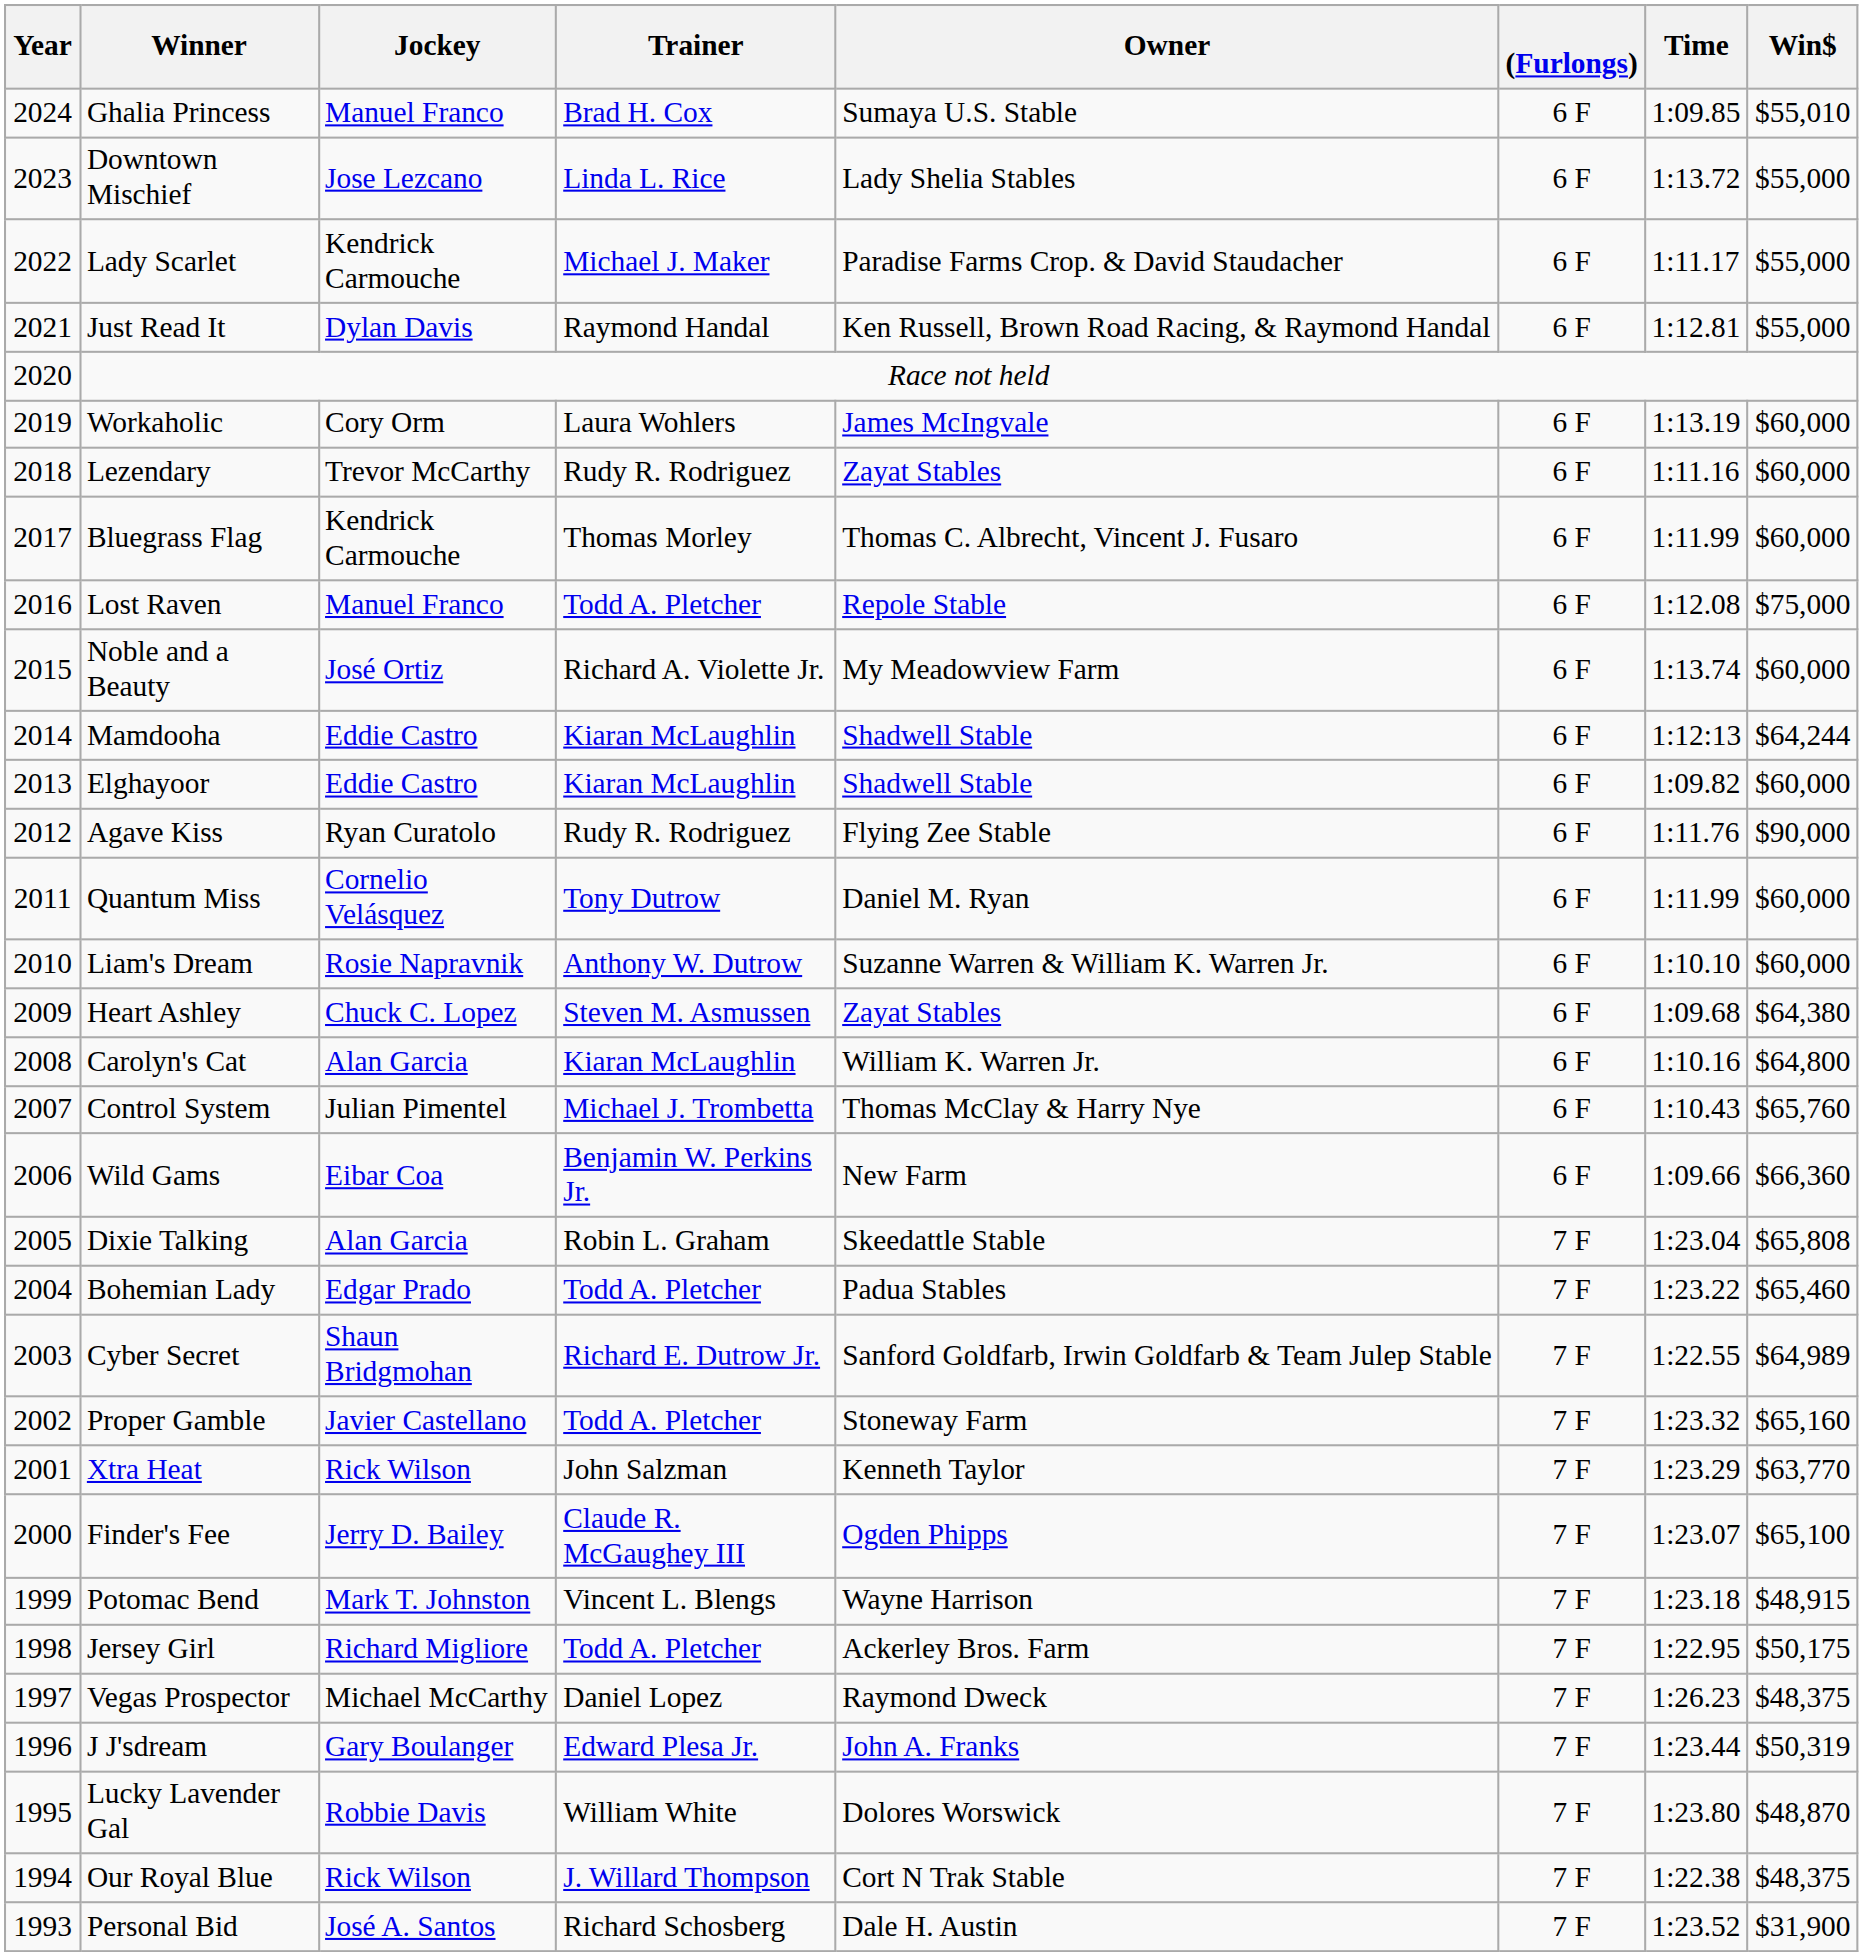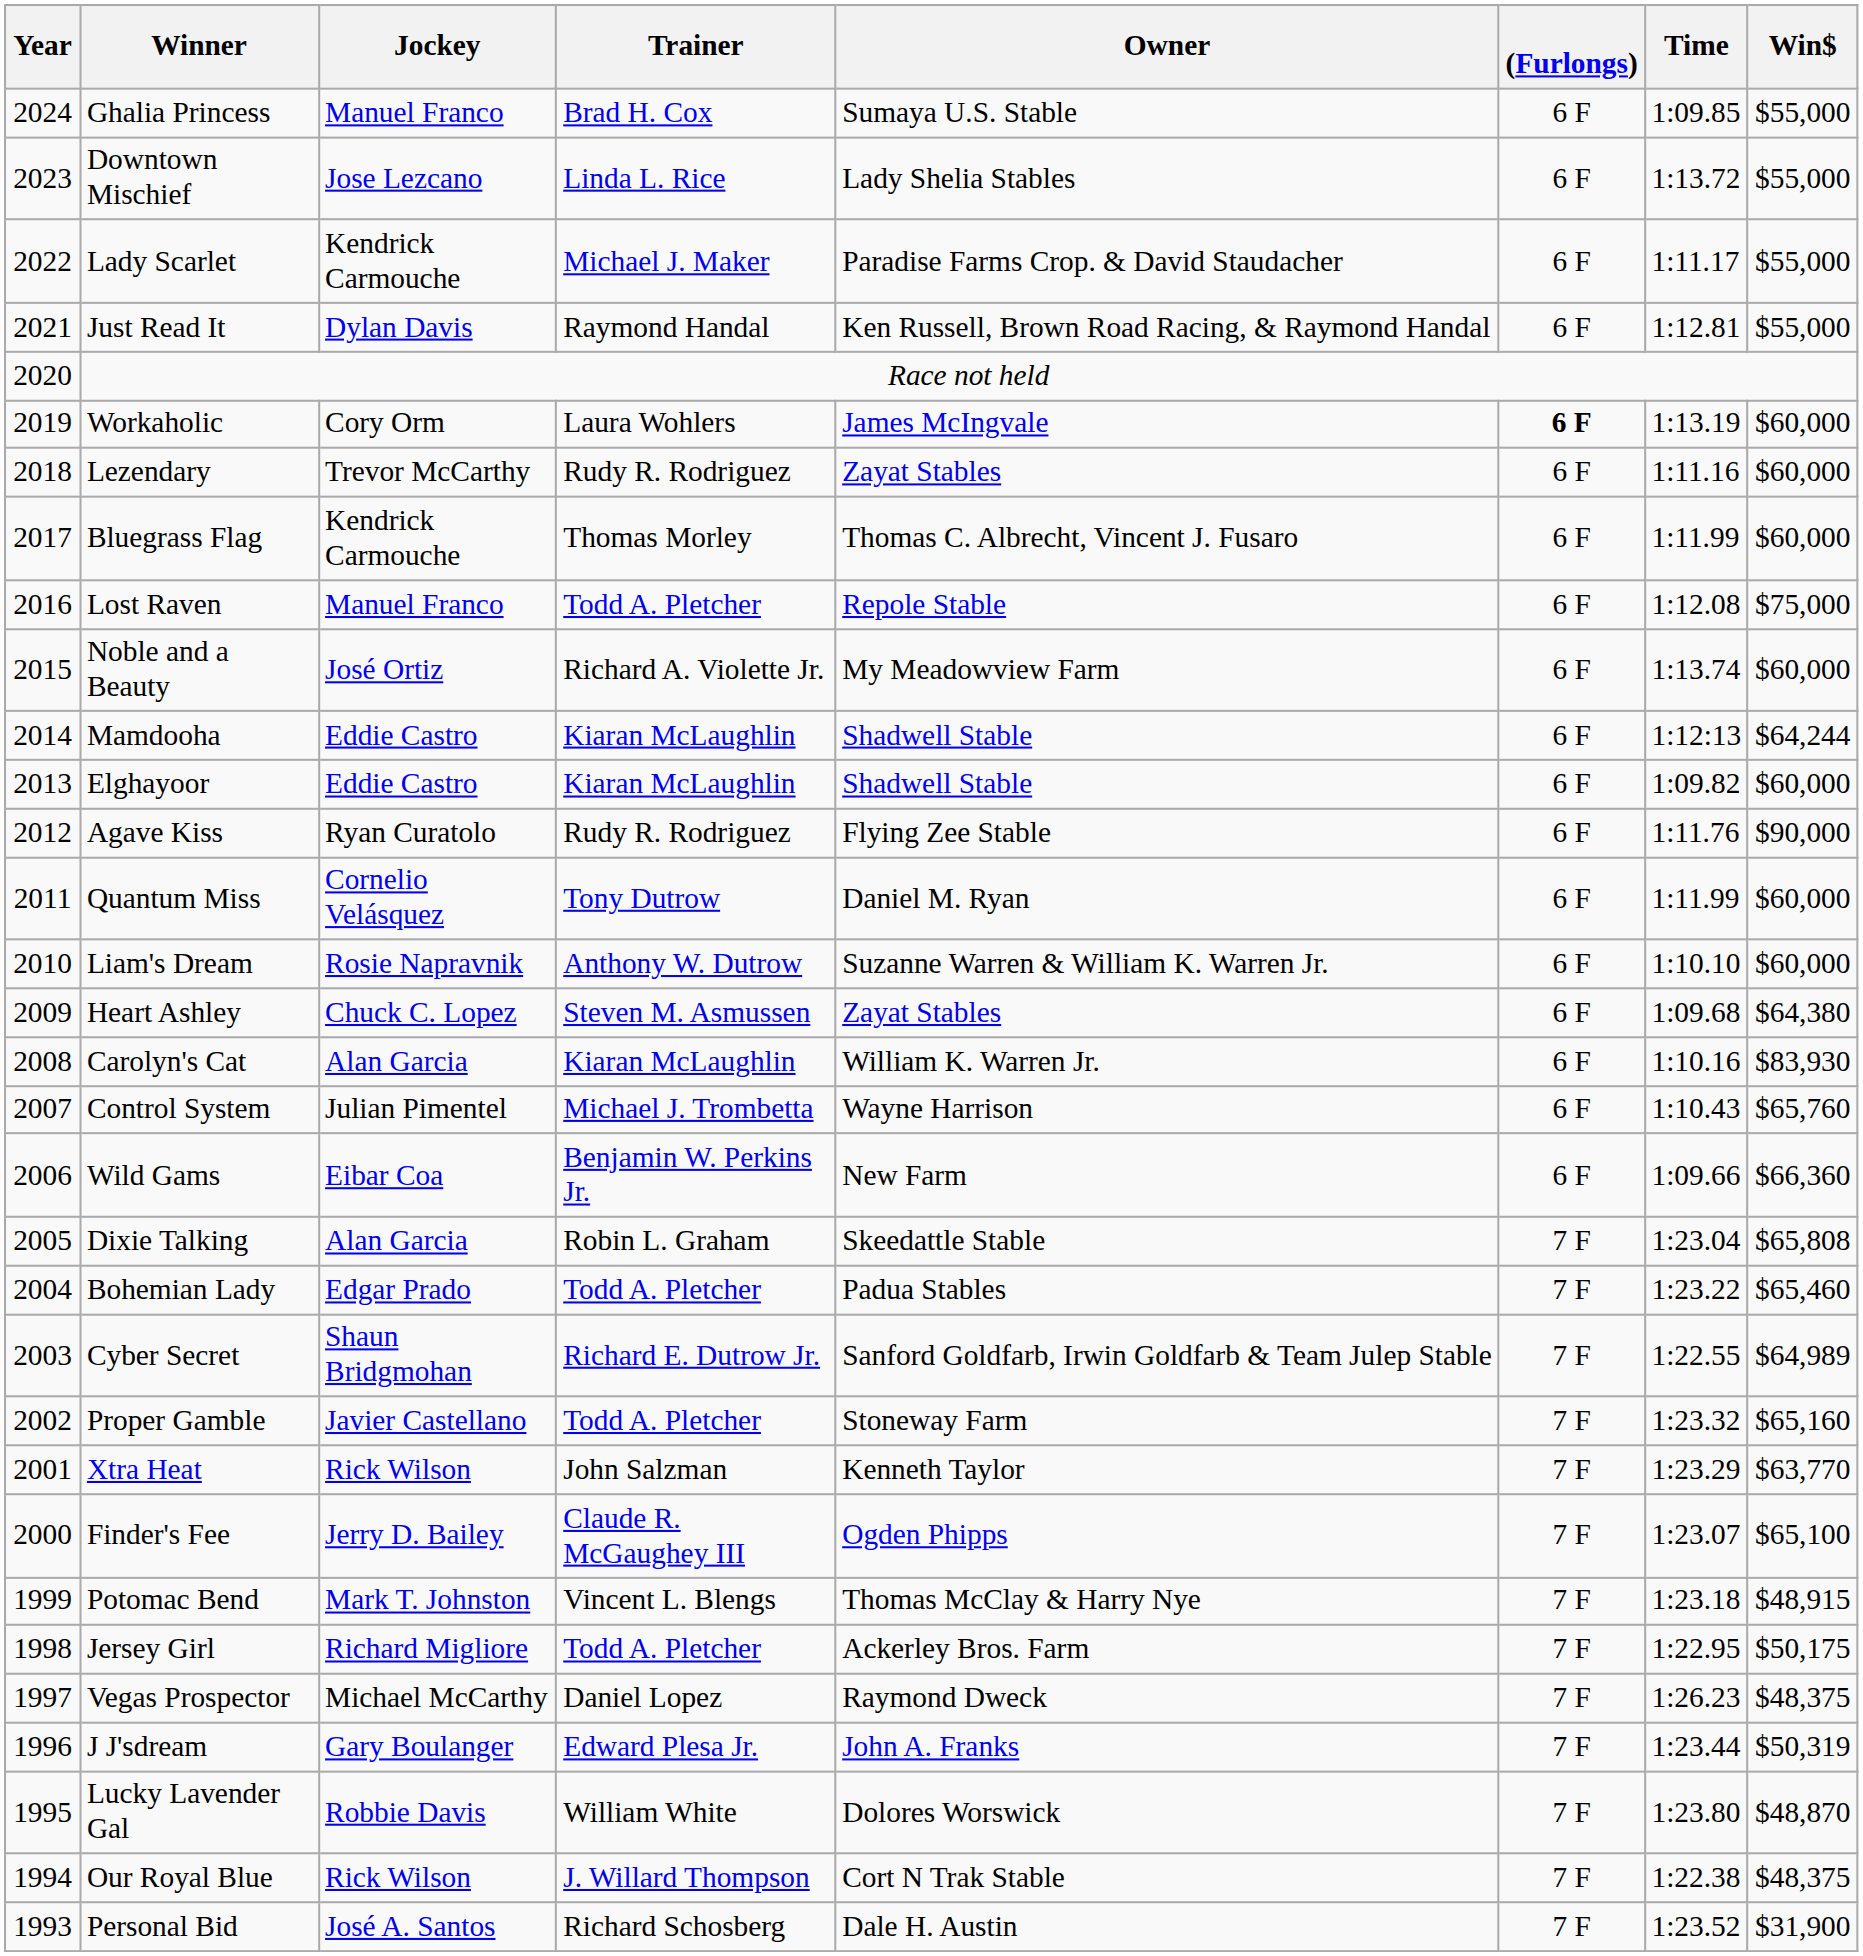(1803, 112) $55,010 -> (1803, 112) $55,000
(1572, 423) normal -> (1572, 423) bold
(1803, 1060) $64,800 -> (1803, 1060) $83,930
(1022, 1109) Thomas McClay & Harry Nye -> (938, 1109) Wayne Harrison
(938, 1600) Wayne Harrison -> (1022, 1600) Thomas McClay & Harry Nye
